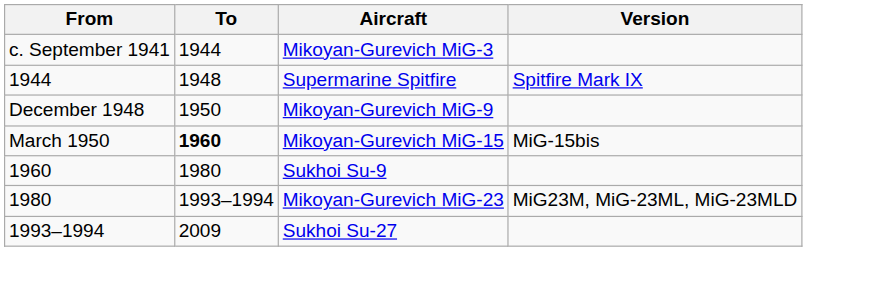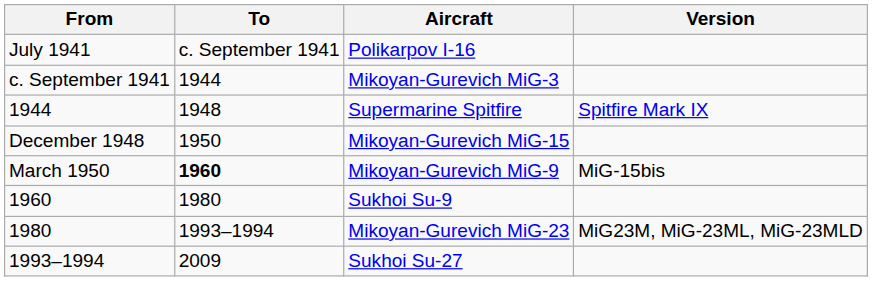+ row: (50, 49)
(388, 110) Mikoyan-Gurevich MiG-9 -> (459, 140) Mikoyan-Gurevich MiG-15
(393, 140) Mikoyan-Gurevich MiG-15 -> (454, 170) Mikoyan-Gurevich MiG-9
